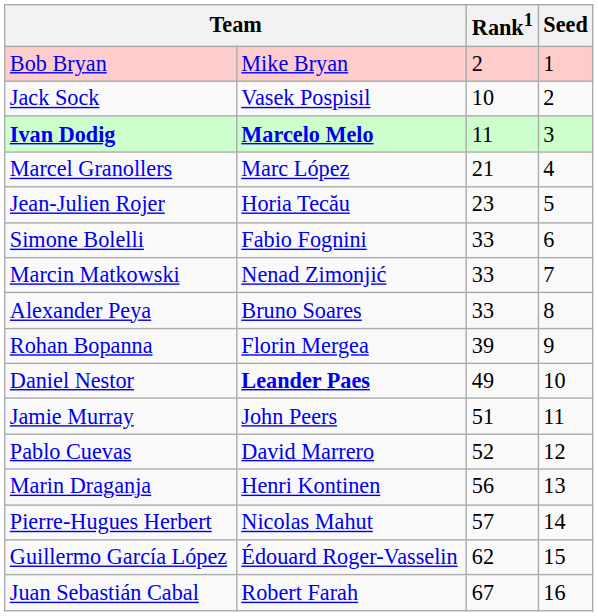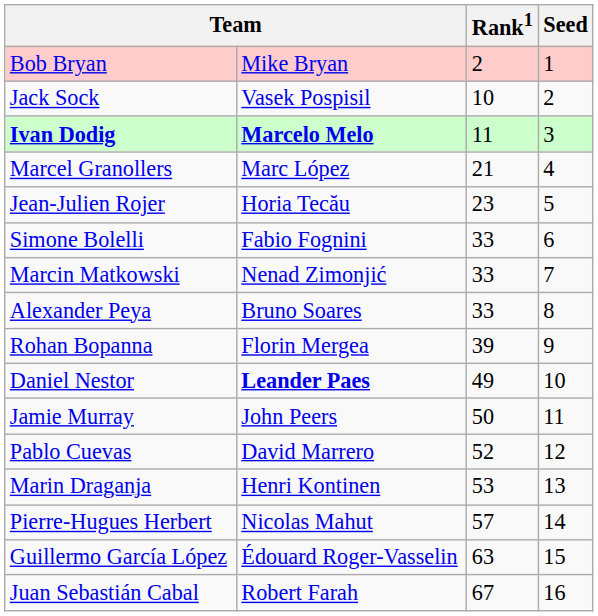(483, 416) 51 -> (483, 416) 50
(483, 486) 56 -> (483, 486) 53
(483, 557) 62 -> (483, 557) 63
